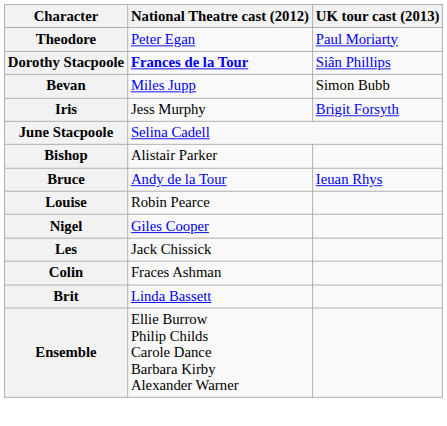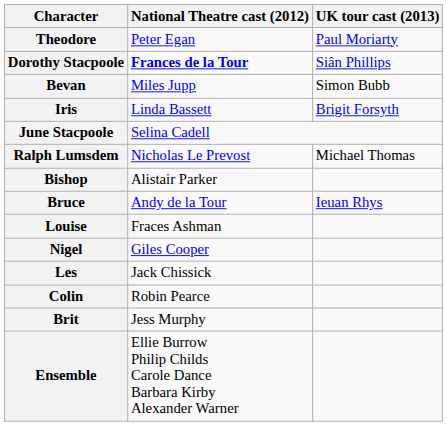(168, 109) Jess Murphy -> (171, 109) Linda Bassett
+ row: (66, 156)
(170, 202) Robin Pearce -> (176, 226) Fraces Ashman
(176, 272) Fraces Ashman -> (170, 296) Robin Pearce
(171, 296) Linda Bassett -> (168, 319) Jess Murphy
